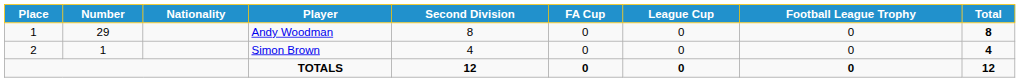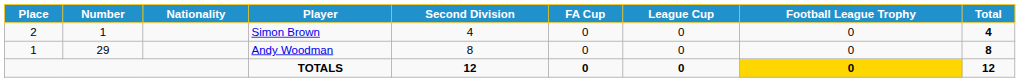rows swapped: (292, 32) <-> (286, 50)
(851, 68) no background -> (851, 68) gold background
